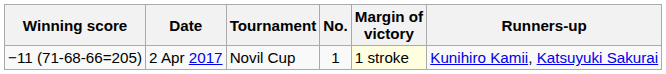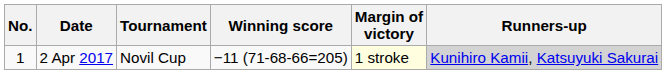columns swapped: (336, 25) <-> (75, 25)
(544, 58) no background -> (544, 58) lightgrey background
